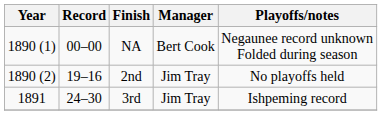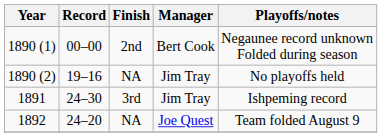(131, 45) NA -> (131, 45) 2nd
(131, 76) 2nd -> (131, 76) NA
+ row: (32, 120)
